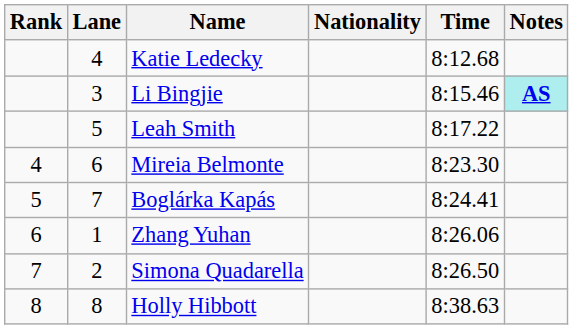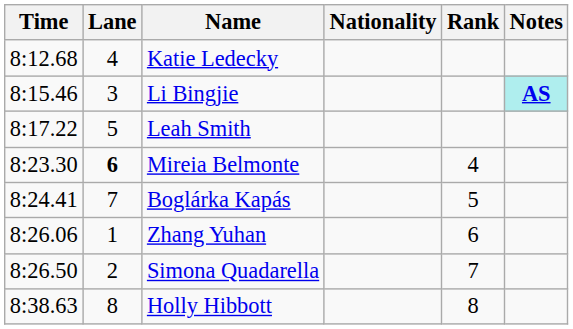columns swapped: (36, 22) <-> (465, 22)
(97, 164) normal -> (112, 164) bold
